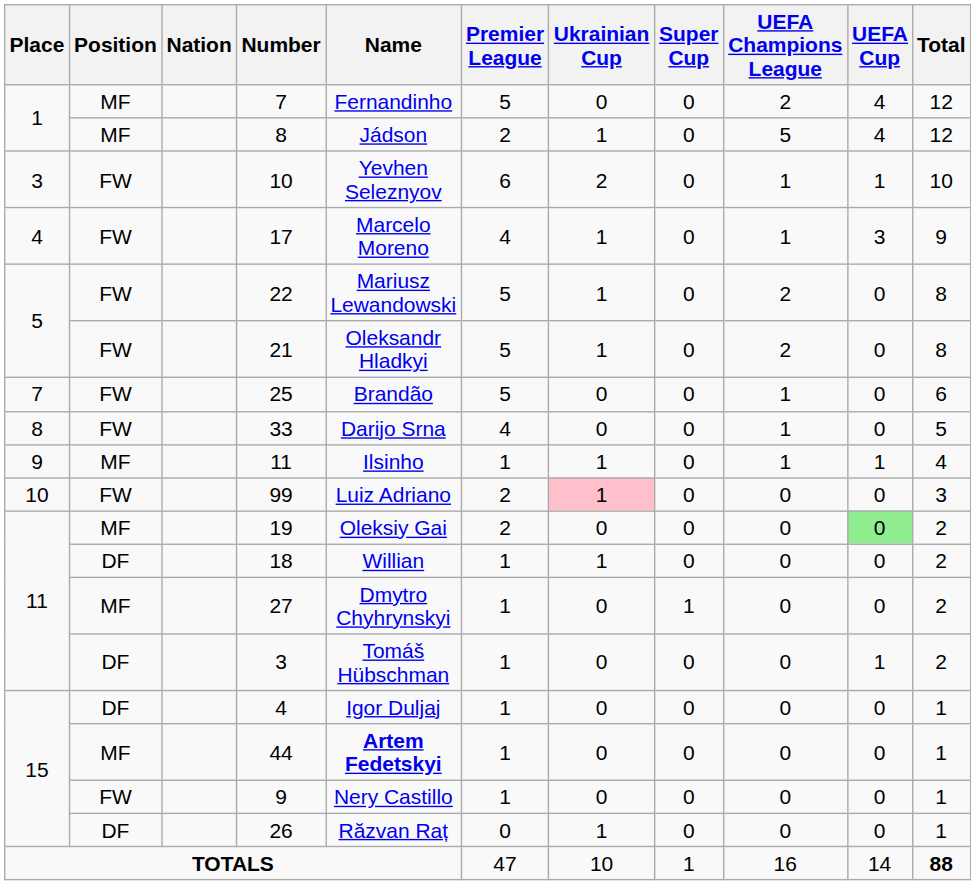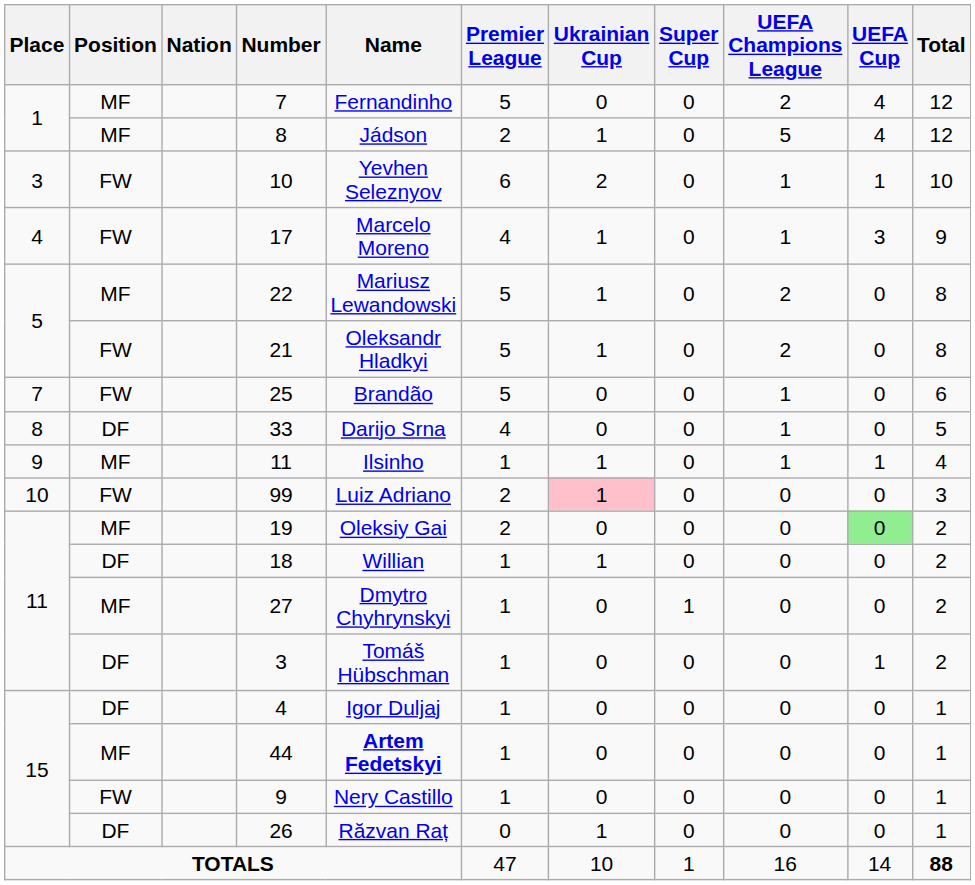(115, 293) FW -> (115, 293) MF
(115, 428) FW -> (115, 428) DF
